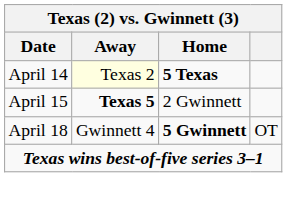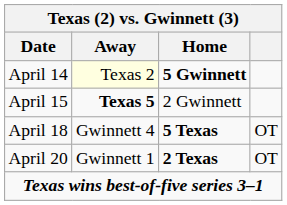(190, 74) 5 Texas -> (204, 74) 5 Gwinnett
(204, 130) 5 Gwinnett -> (190, 130) 5 Texas
+ row: (38, 158)
